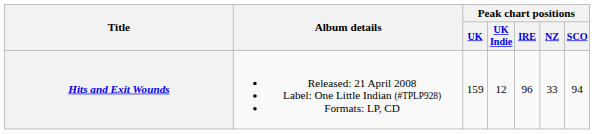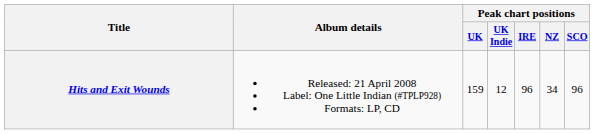(552, 89) 33 -> (552, 89) 34
(577, 89) 94 -> (577, 89) 96
